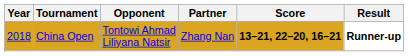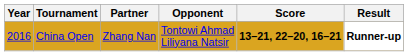columns swapped: (208, 13) <-> (139, 13)
(19, 36) 2018 -> (19, 36) 2016
